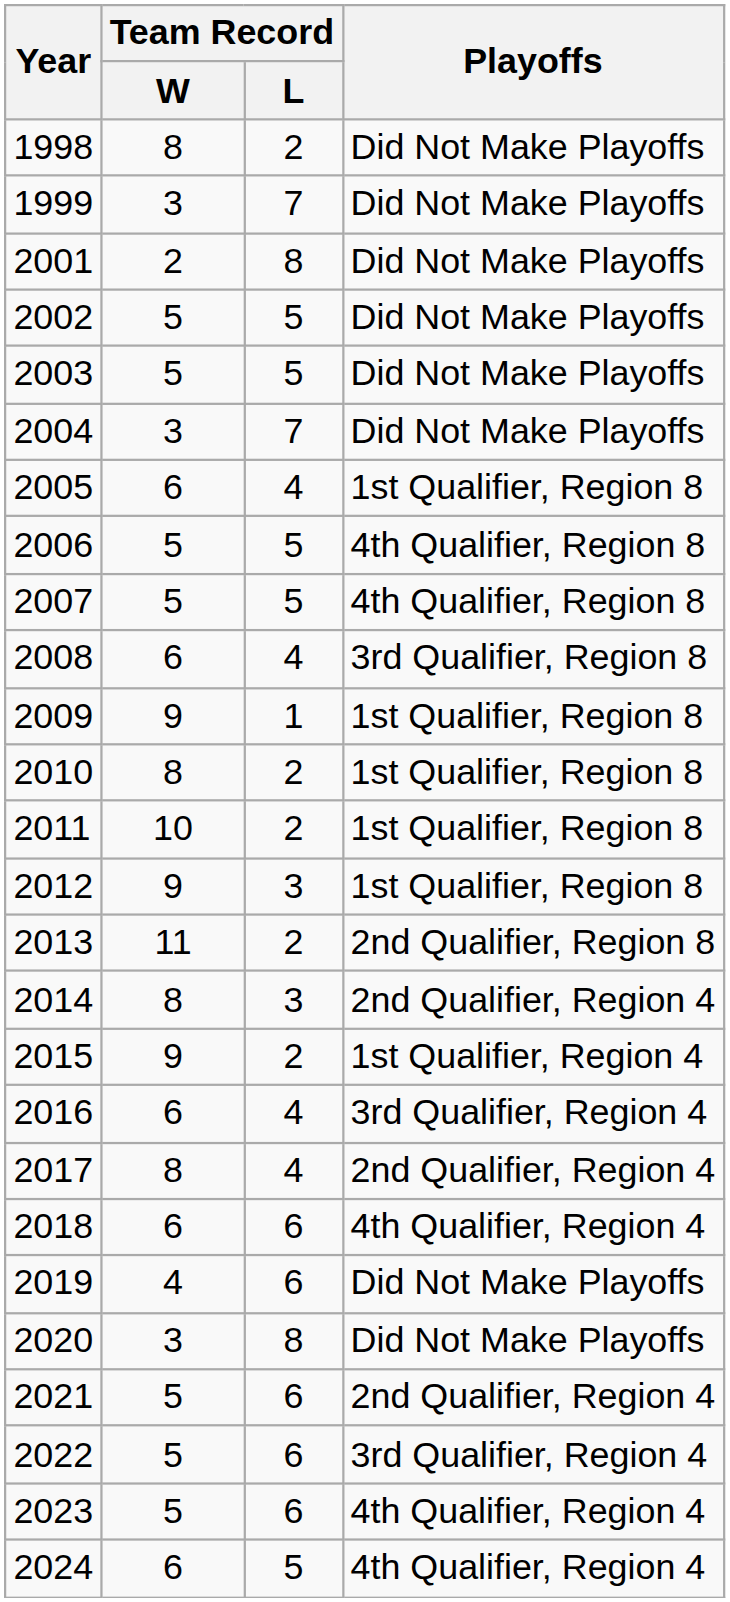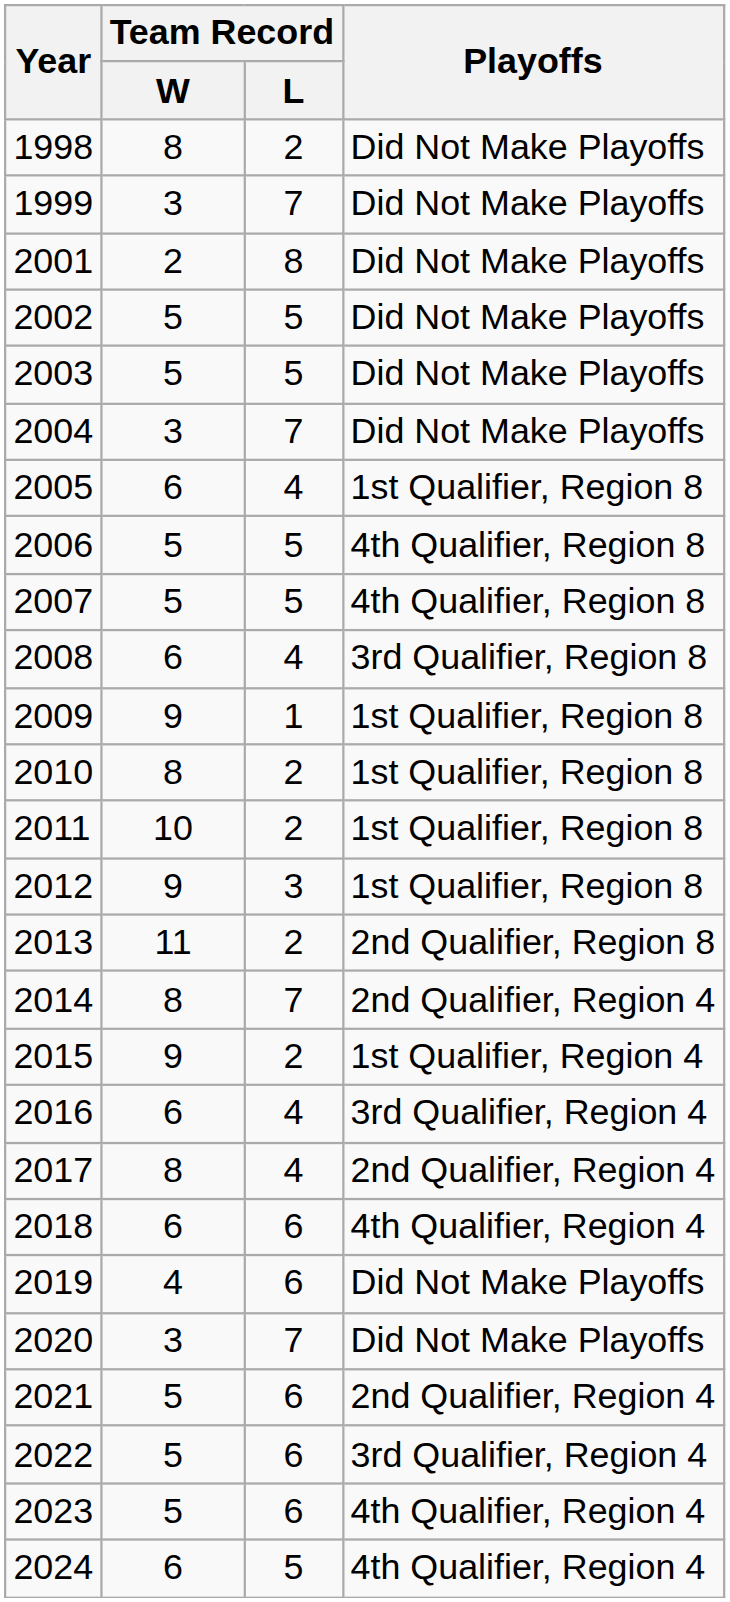(293, 999) 3 -> (293, 999) 7
(293, 1340) 8 -> (293, 1340) 7
